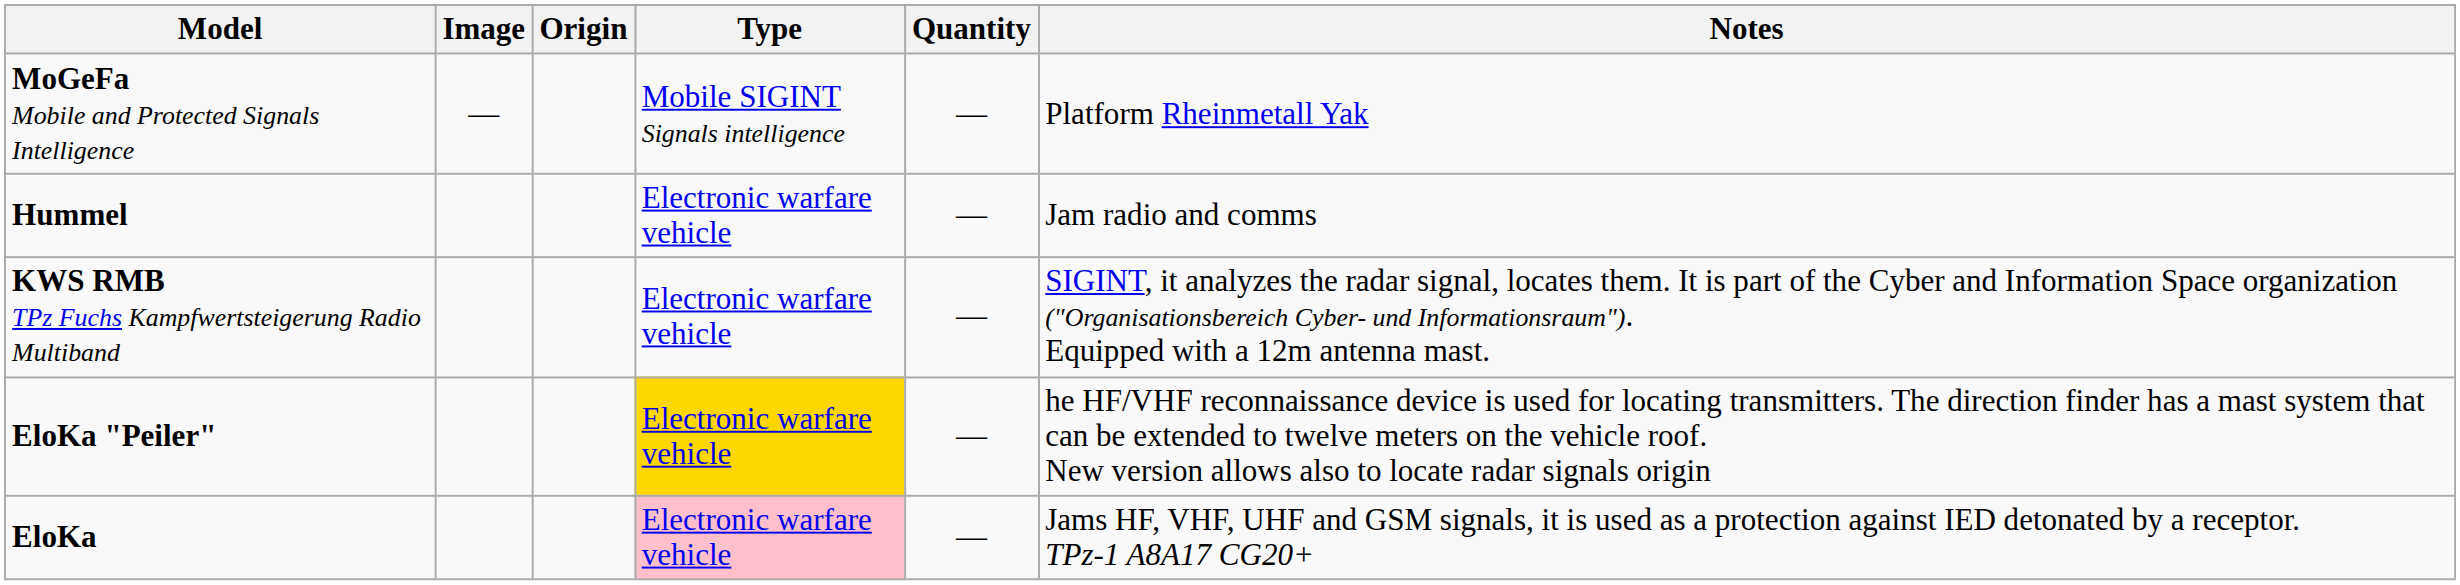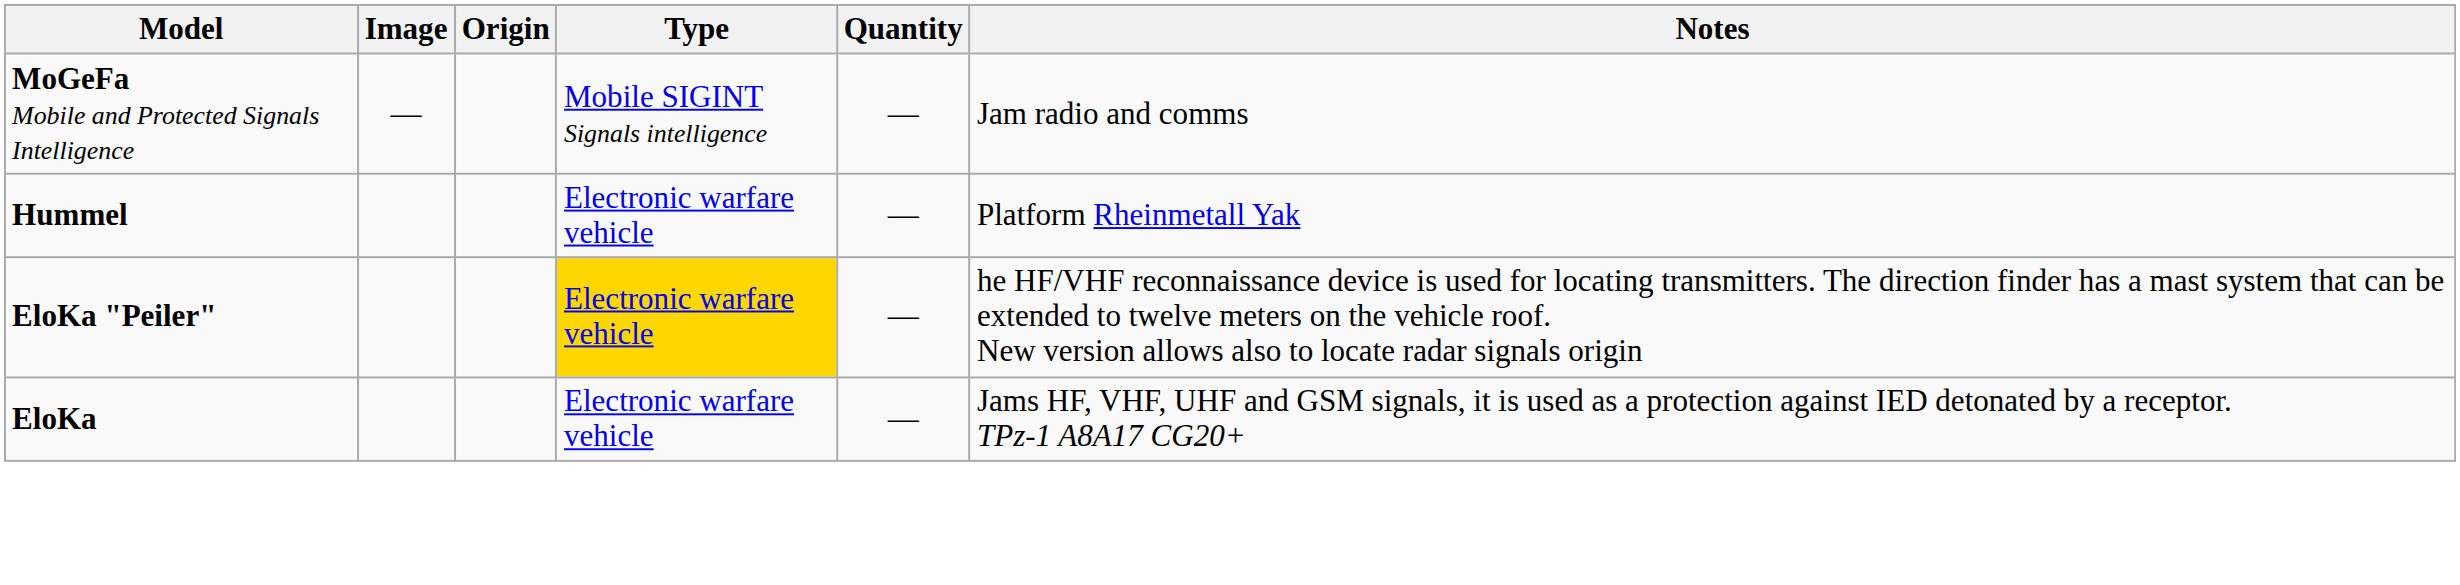(1207, 113) Platform Rheinmetall Yak -> (1113, 113) Jam radio and comms
(1181, 214) Jam radio and comms -> (1139, 214) Platform Rheinmetall Yak
- row: (216, 316)
(757, 537) pink background -> (679, 418) no background
